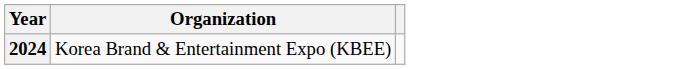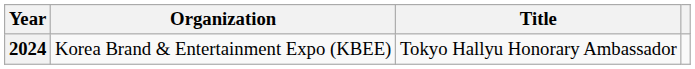+ column: (538, 19)
